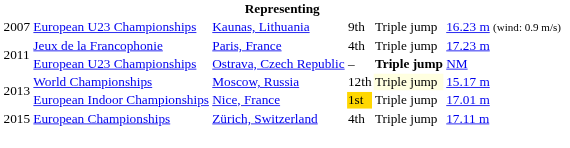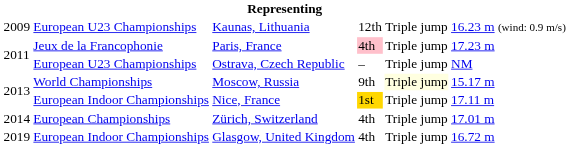(17, 27) 2007 -> (17, 27) 2009
(356, 27) 9th -> (370, 27) 12th
(356, 45) no background -> (367, 45) pink background
(409, 63) bold -> (416, 63) normal
(360, 82) 12th -> (367, 82) 9th
(468, 100) 17.01 m -> (473, 100) 17.11 m
(17, 118) 2015 -> (17, 118) 2014
(468, 118) 17.11 m -> (473, 118) 17.01 m
+ row: (284, 136)
